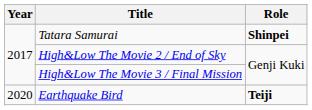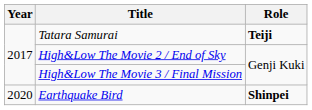(268, 34) Shinpei -> (260, 34) Teiji
(260, 94) Teiji -> (268, 94) Shinpei
